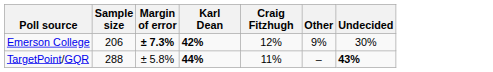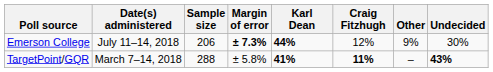+ column: (138, 19)
(192, 42) 42% -> (285, 42) 44%
(192, 59) 44% -> (285, 59) 41%
(271, 59) normal -> (363, 59) bold
